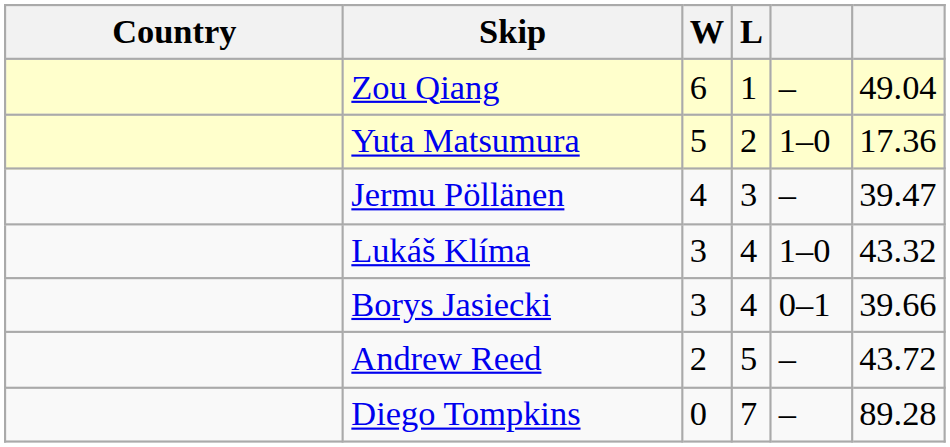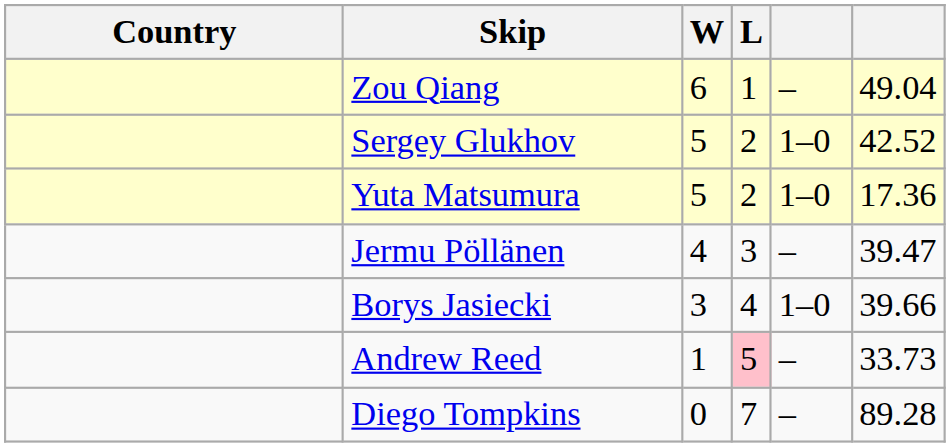+ row: (463, 140)
- row: (441, 250)
(805, 304) 0–1 -> (805, 304) 1–0
(698, 359) 2 -> (698, 359) 1
(749, 359) no background -> (749, 359) pink background
(898, 359) 43.72 -> (898, 359) 33.73
